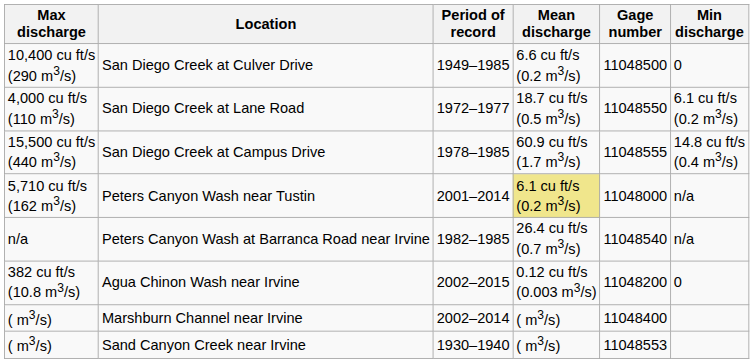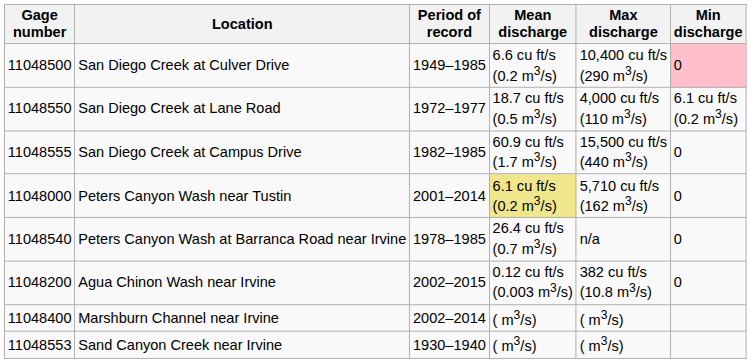columns swapped: (635, 24) <-> (52, 24)
(678, 65) no background -> (678, 65) pink background
(473, 152) 1978–1985 -> (449, 152) 1982–1985
(709, 152) 14.8 cu ft/s (0.4 m3/s) -> (678, 152) 0
(684, 195) n/a -> (678, 195) 0
(473, 239) 1982–1985 -> (449, 239) 1978–1985
(684, 239) n/a -> (678, 239) 0
